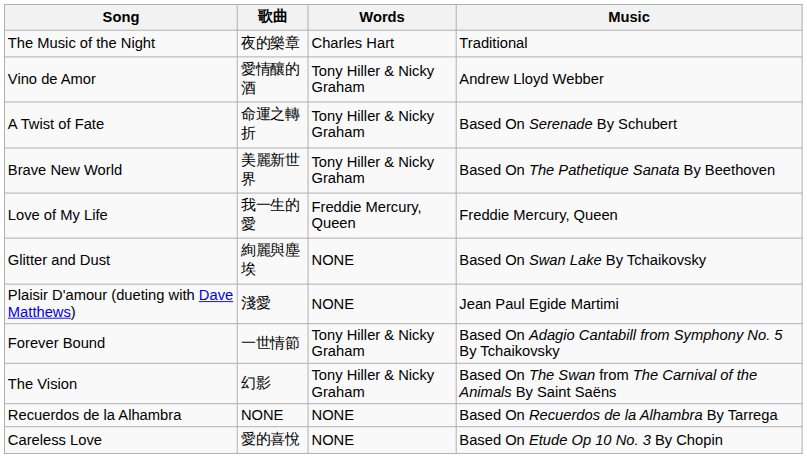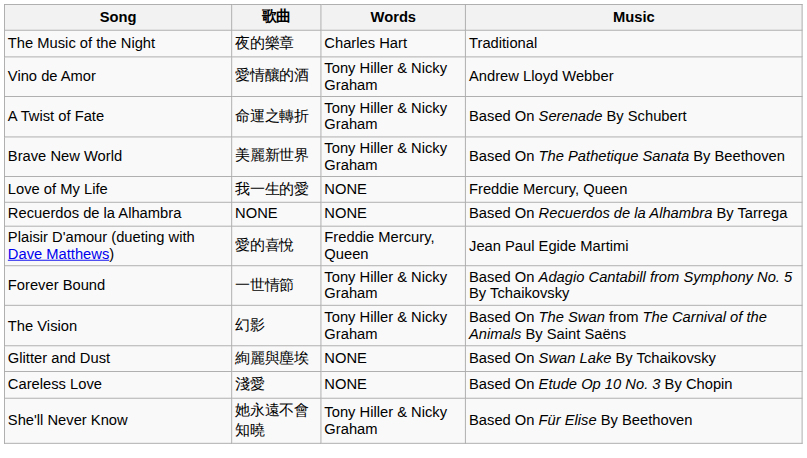(367, 215) Freddie Mercury, Queen -> (346, 189) NONE
rows swapped: (59, 261) <-> (95, 415)
(256, 303) 淺愛 -> (265, 245) 愛的喜悅
(333, 303) NONE -> (379, 245) Freddie Mercury, Queen
(270, 439) 愛的喜悅 -> (250, 384) 淺愛
+ row: (68, 420)
